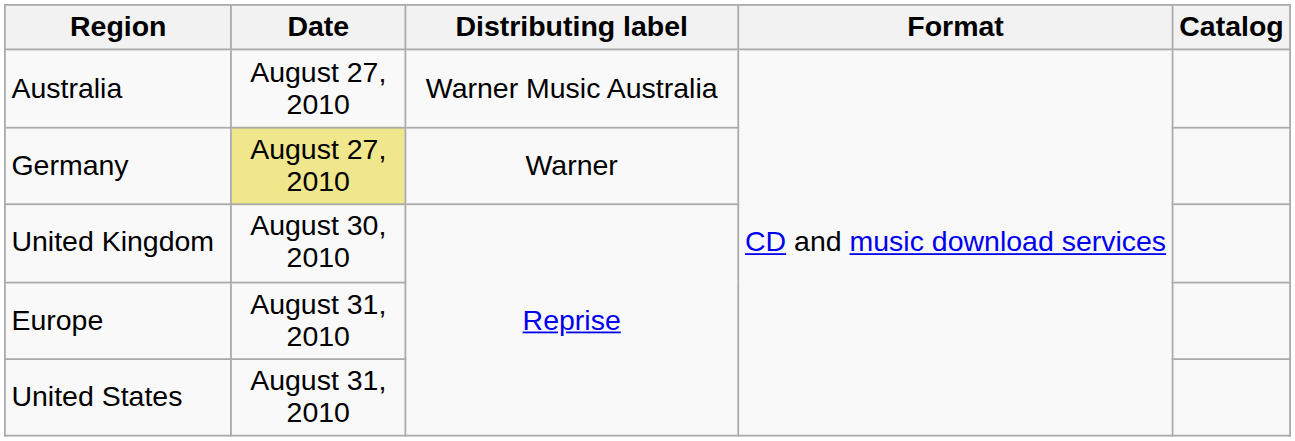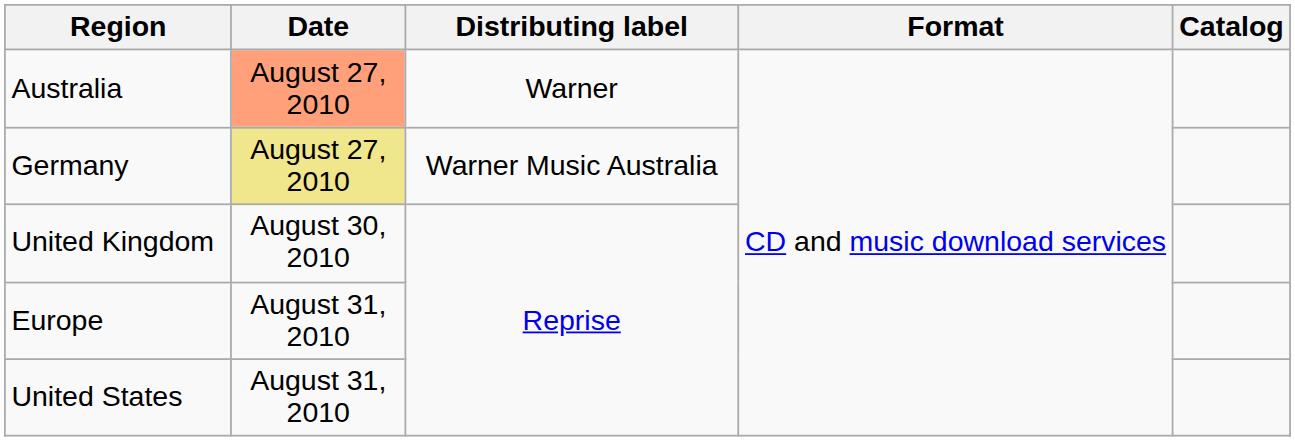(318, 88) no background -> (318, 88) lightsalmon background
(572, 88) Warner Music Australia -> (572, 88) Warner
(572, 165) Warner -> (572, 165) Warner Music Australia
